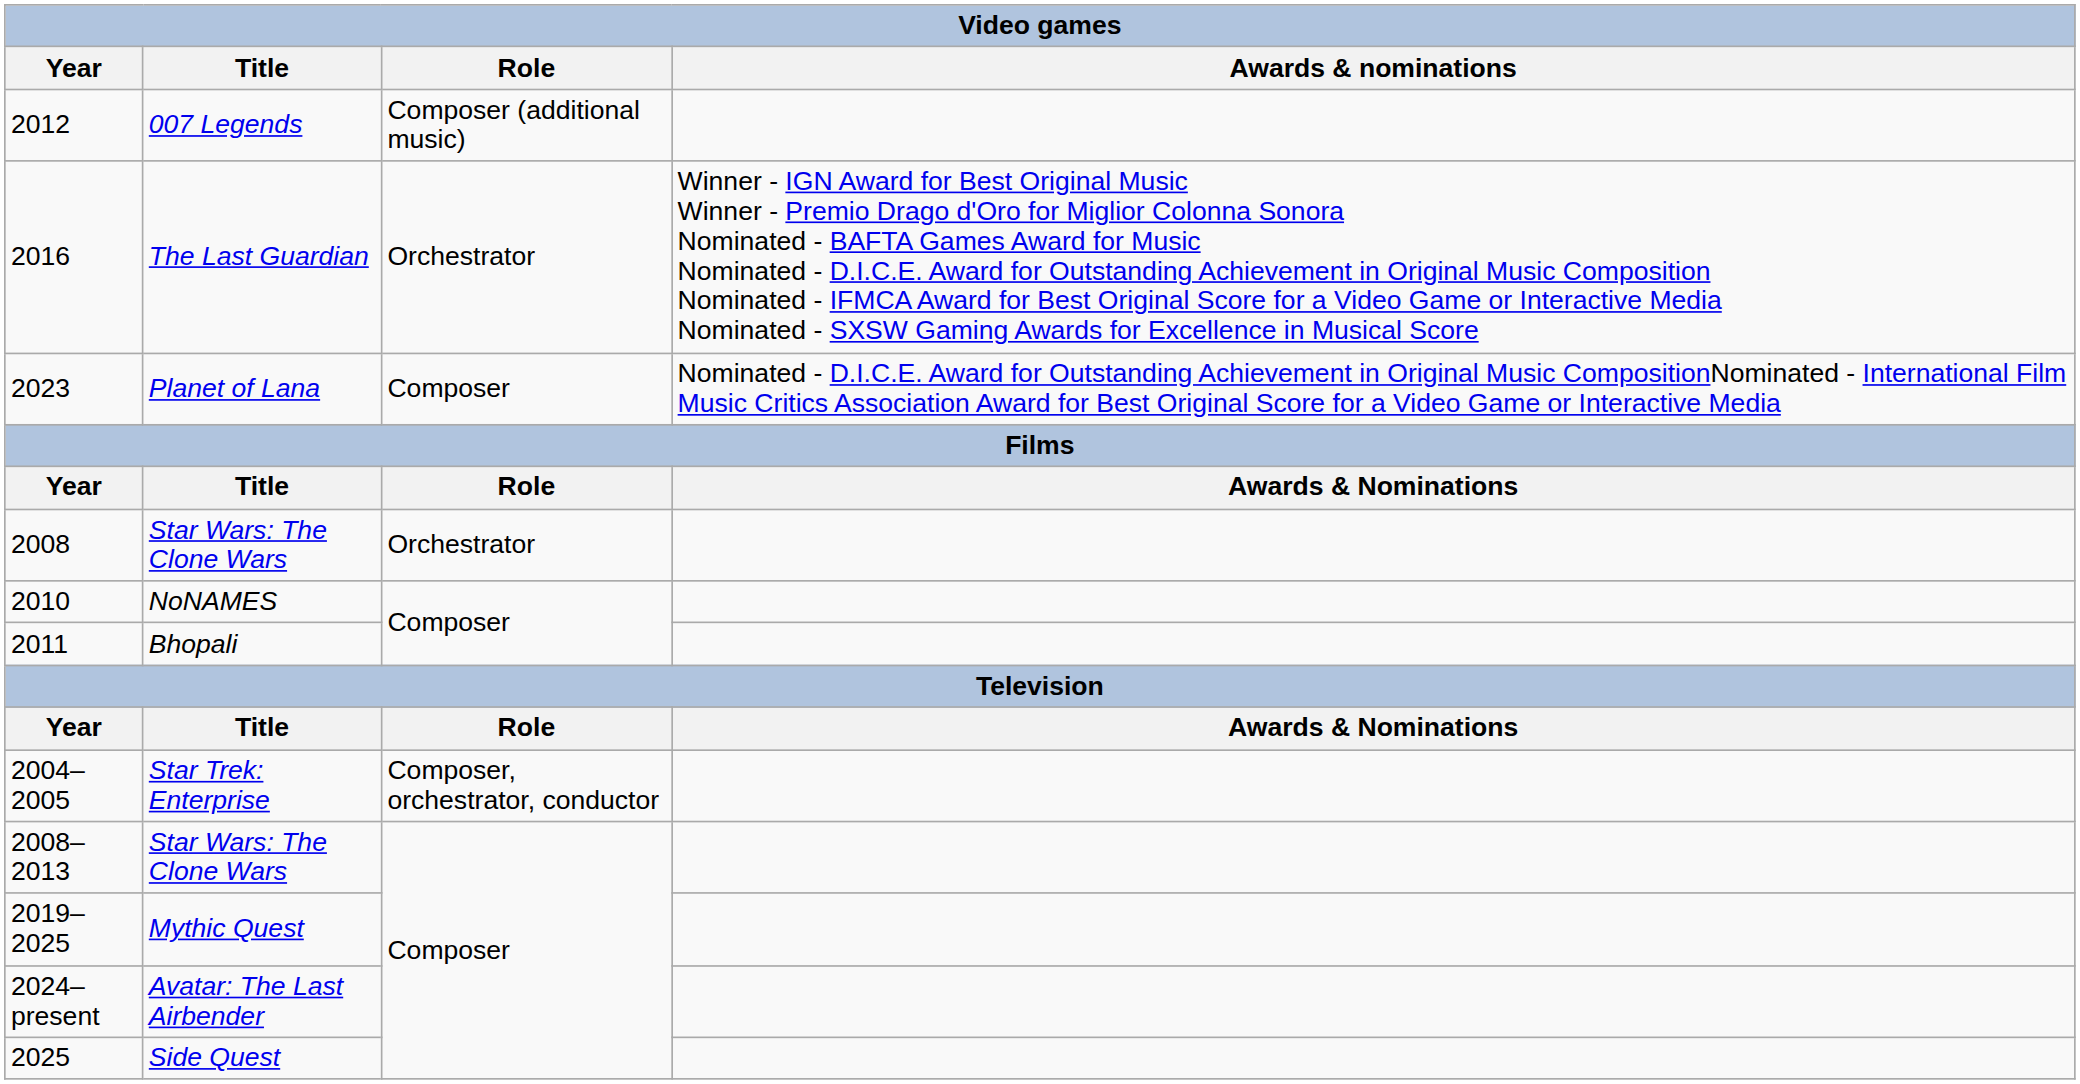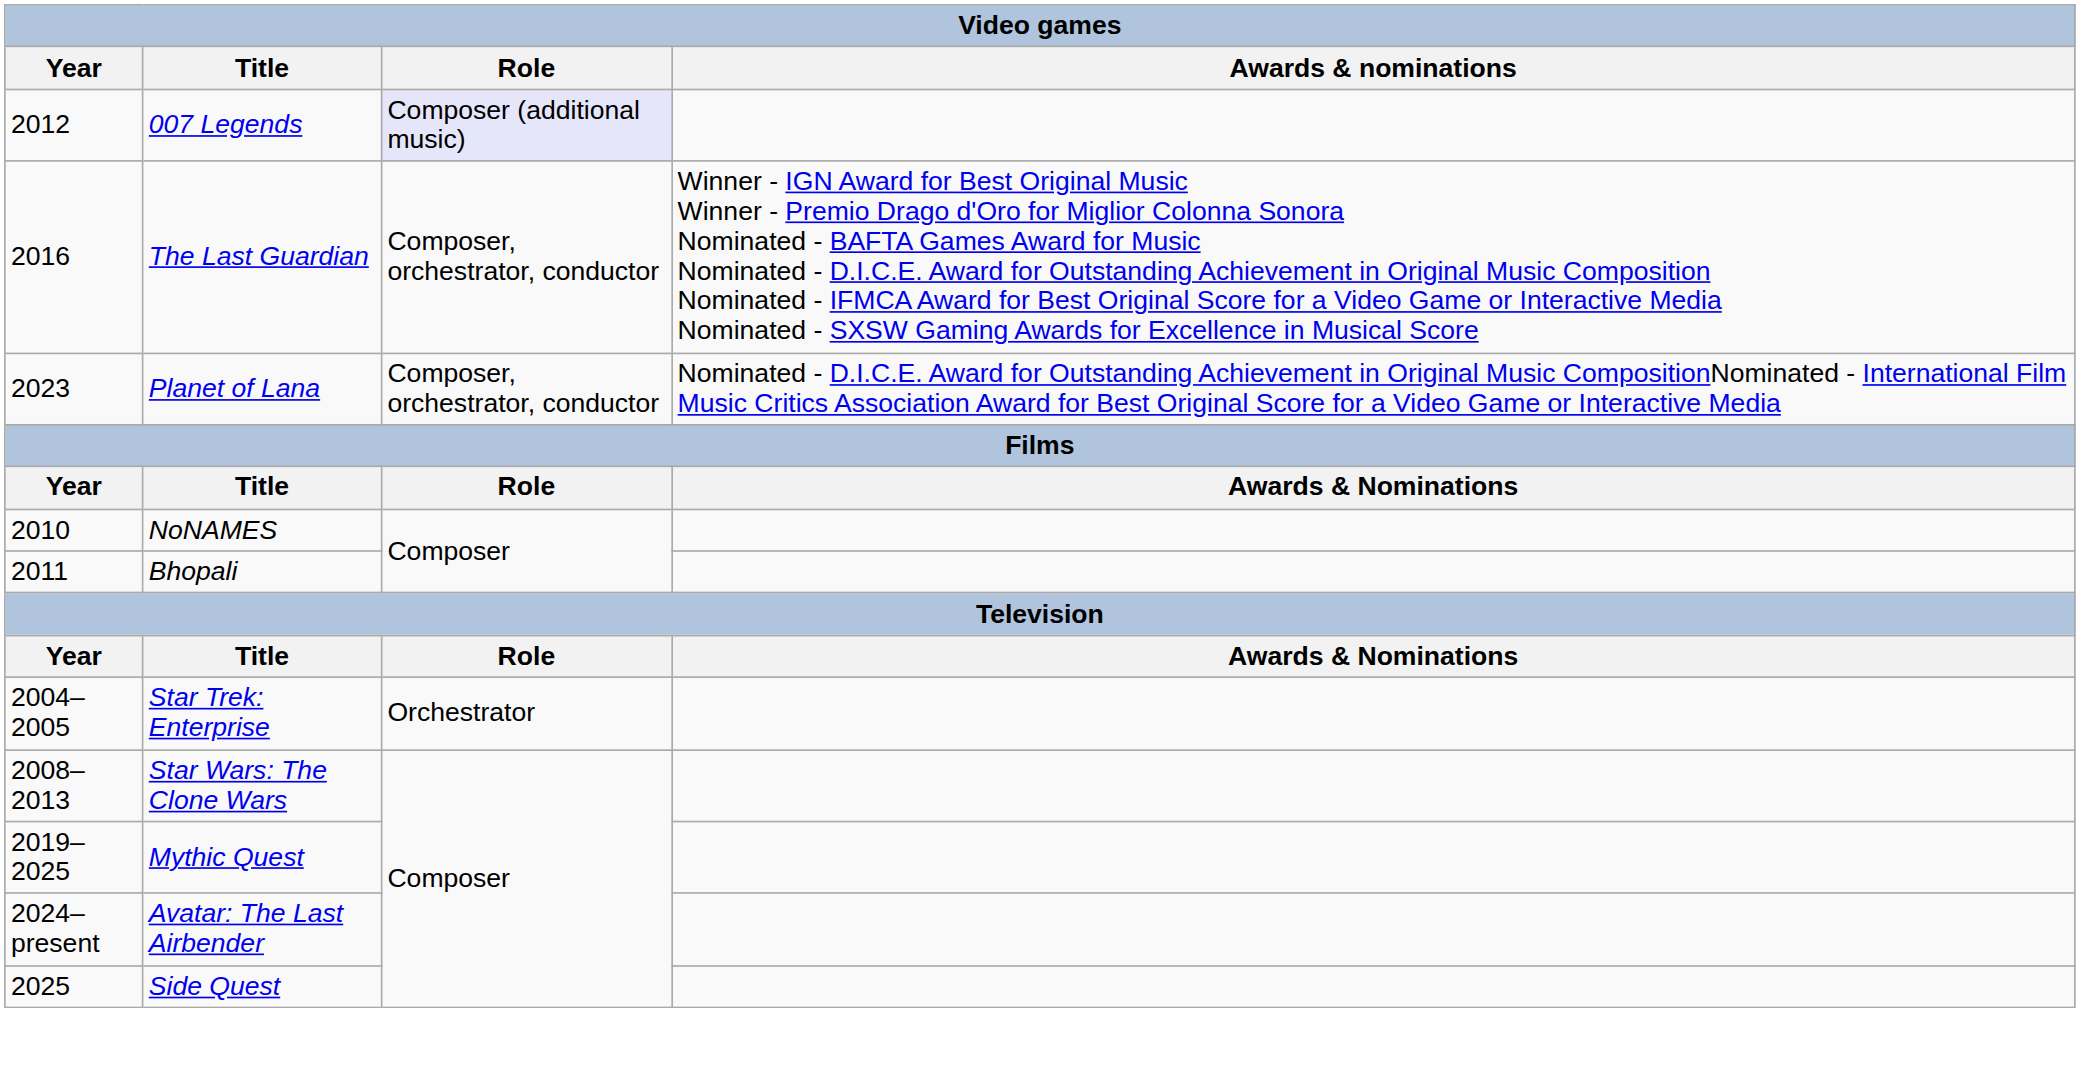(514, 124) no background -> (514, 124) lavender background
(461, 256) Orchestrator -> (523, 256) Composer, orchestrator, conductor
(449, 388) Composer -> (523, 388) Composer, orchestrator, conductor
- row: (40, 544)
(523, 785) Composer, orchestrator, conductor -> (461, 713) Orchestrator
